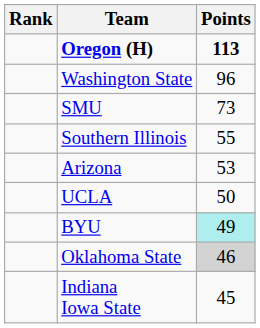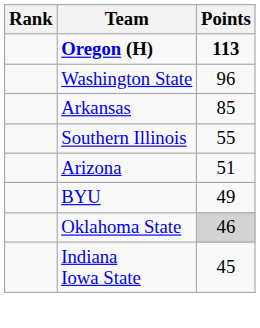+ row: (96, 108)
- row: (82, 108)
(226, 167) 53 -> (226, 167) 51
- row: (87, 197)
(226, 227) paleturquoise background -> (226, 197) no background
